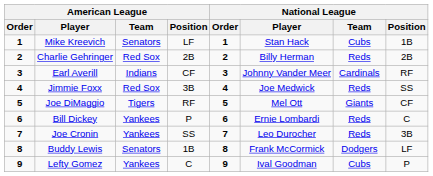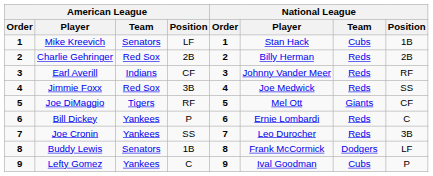(359, 73) Cardinals -> (359, 73) Reds
